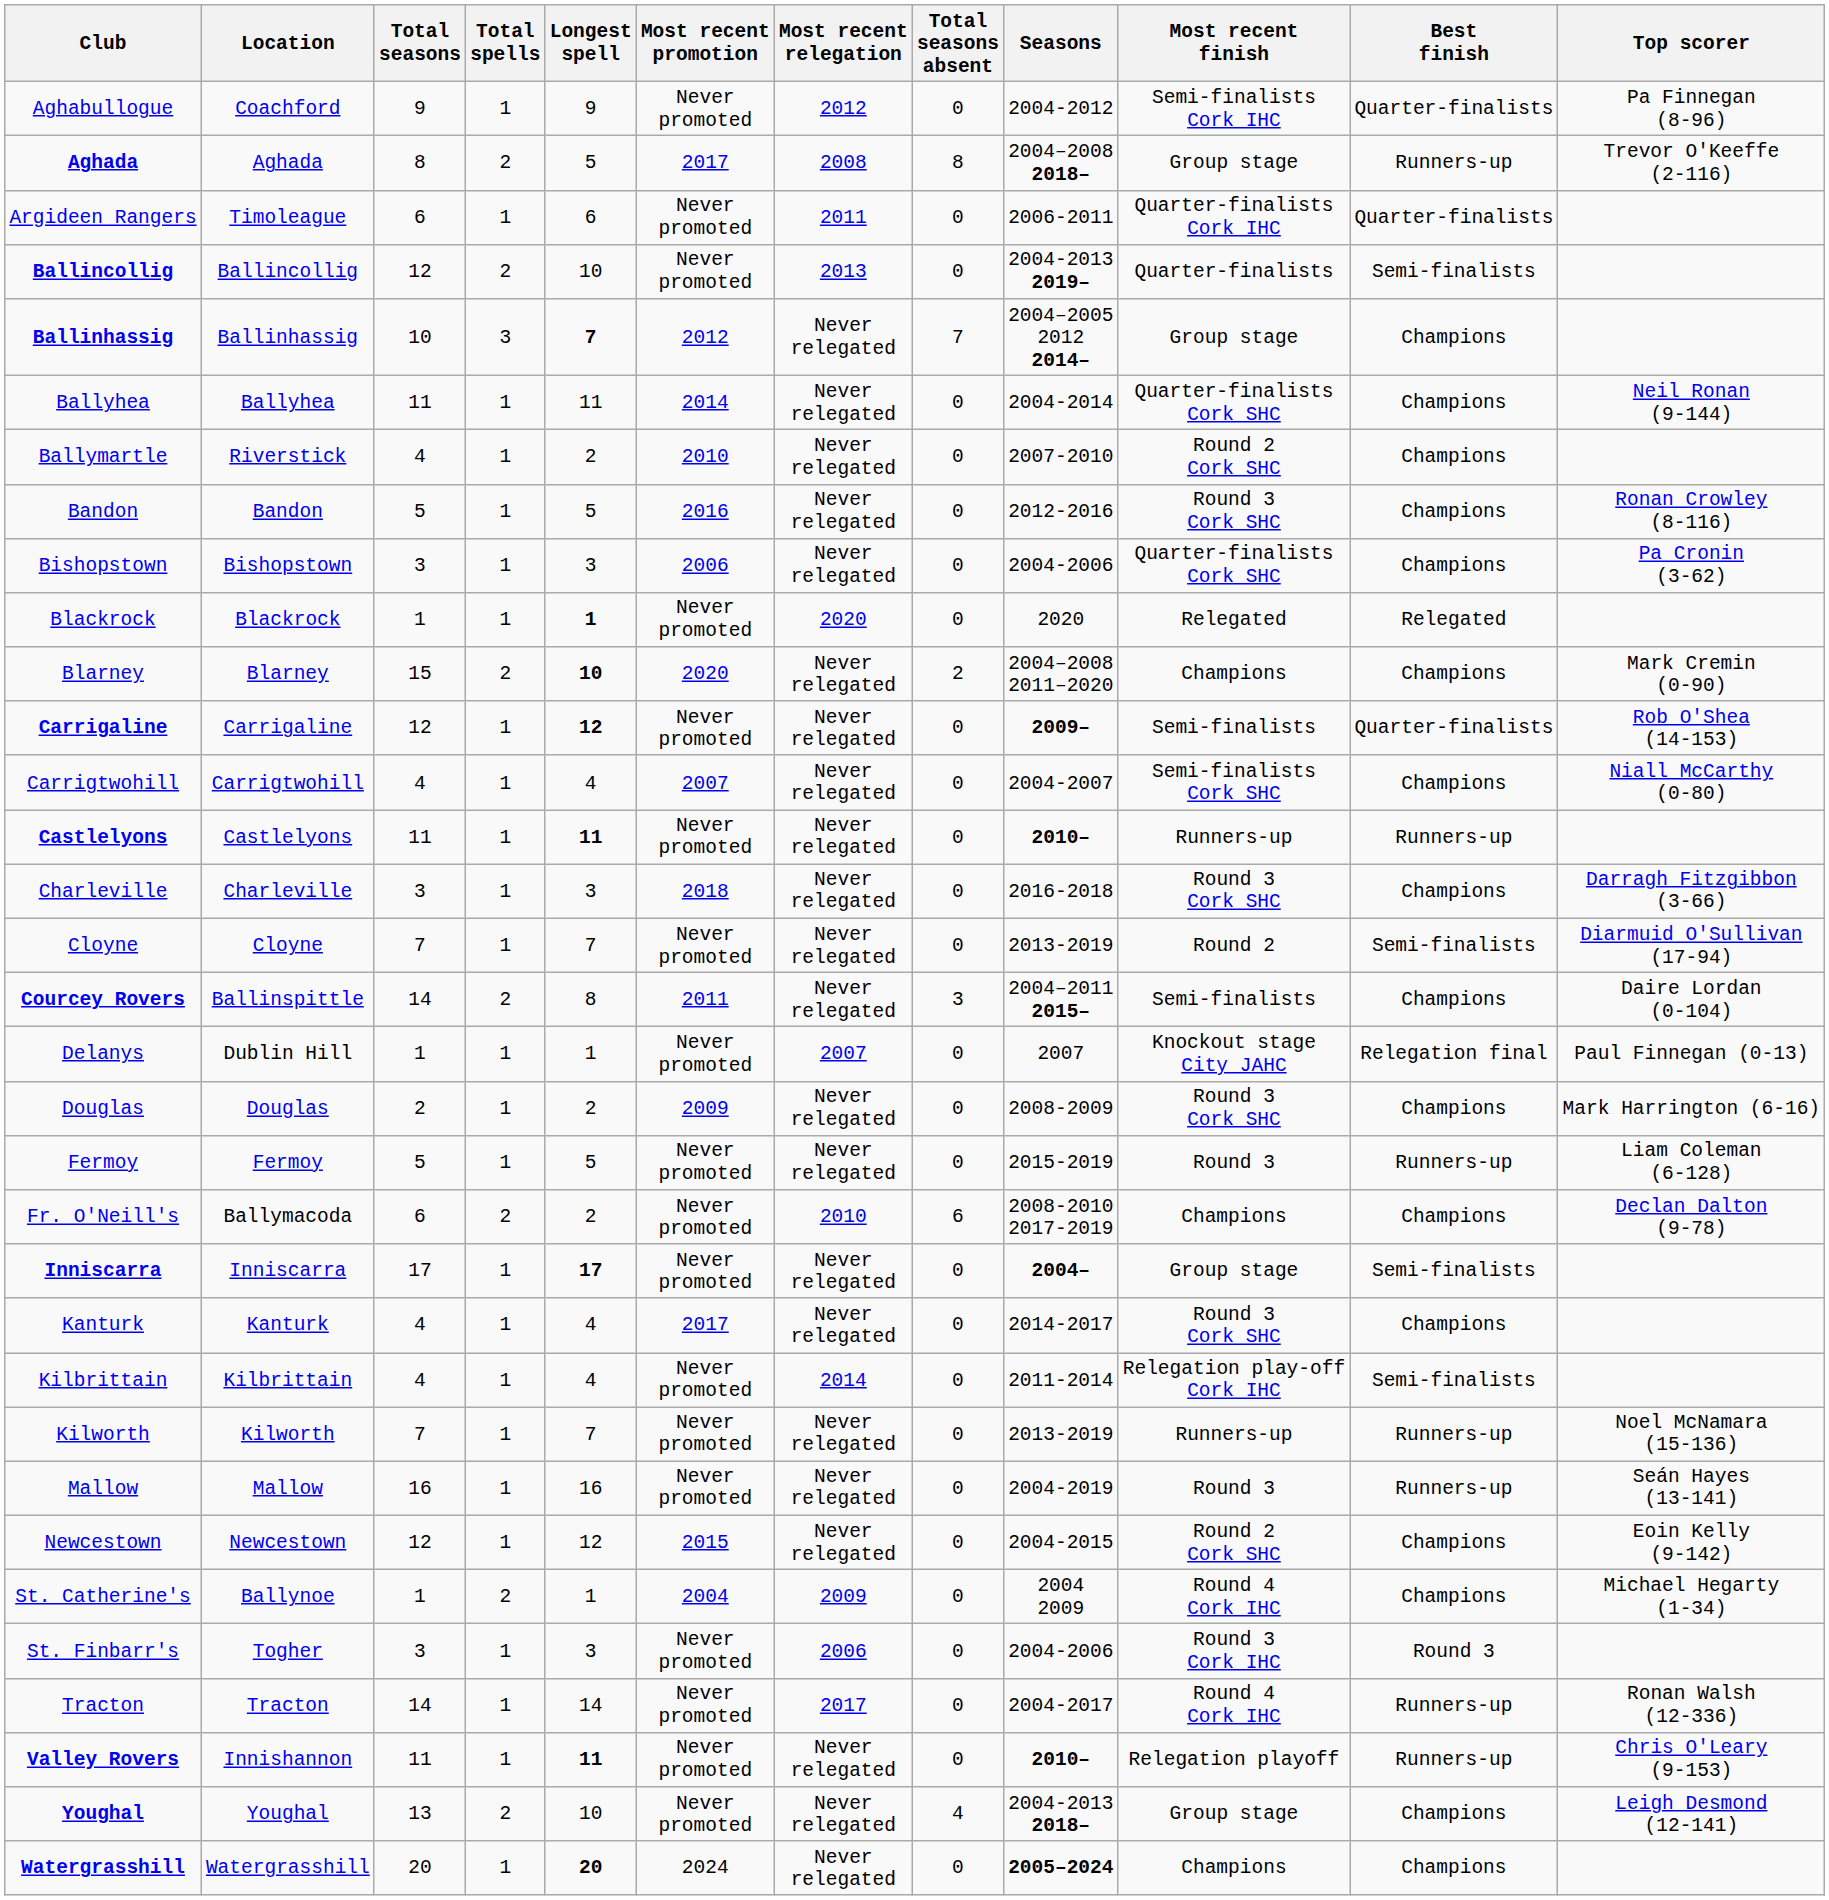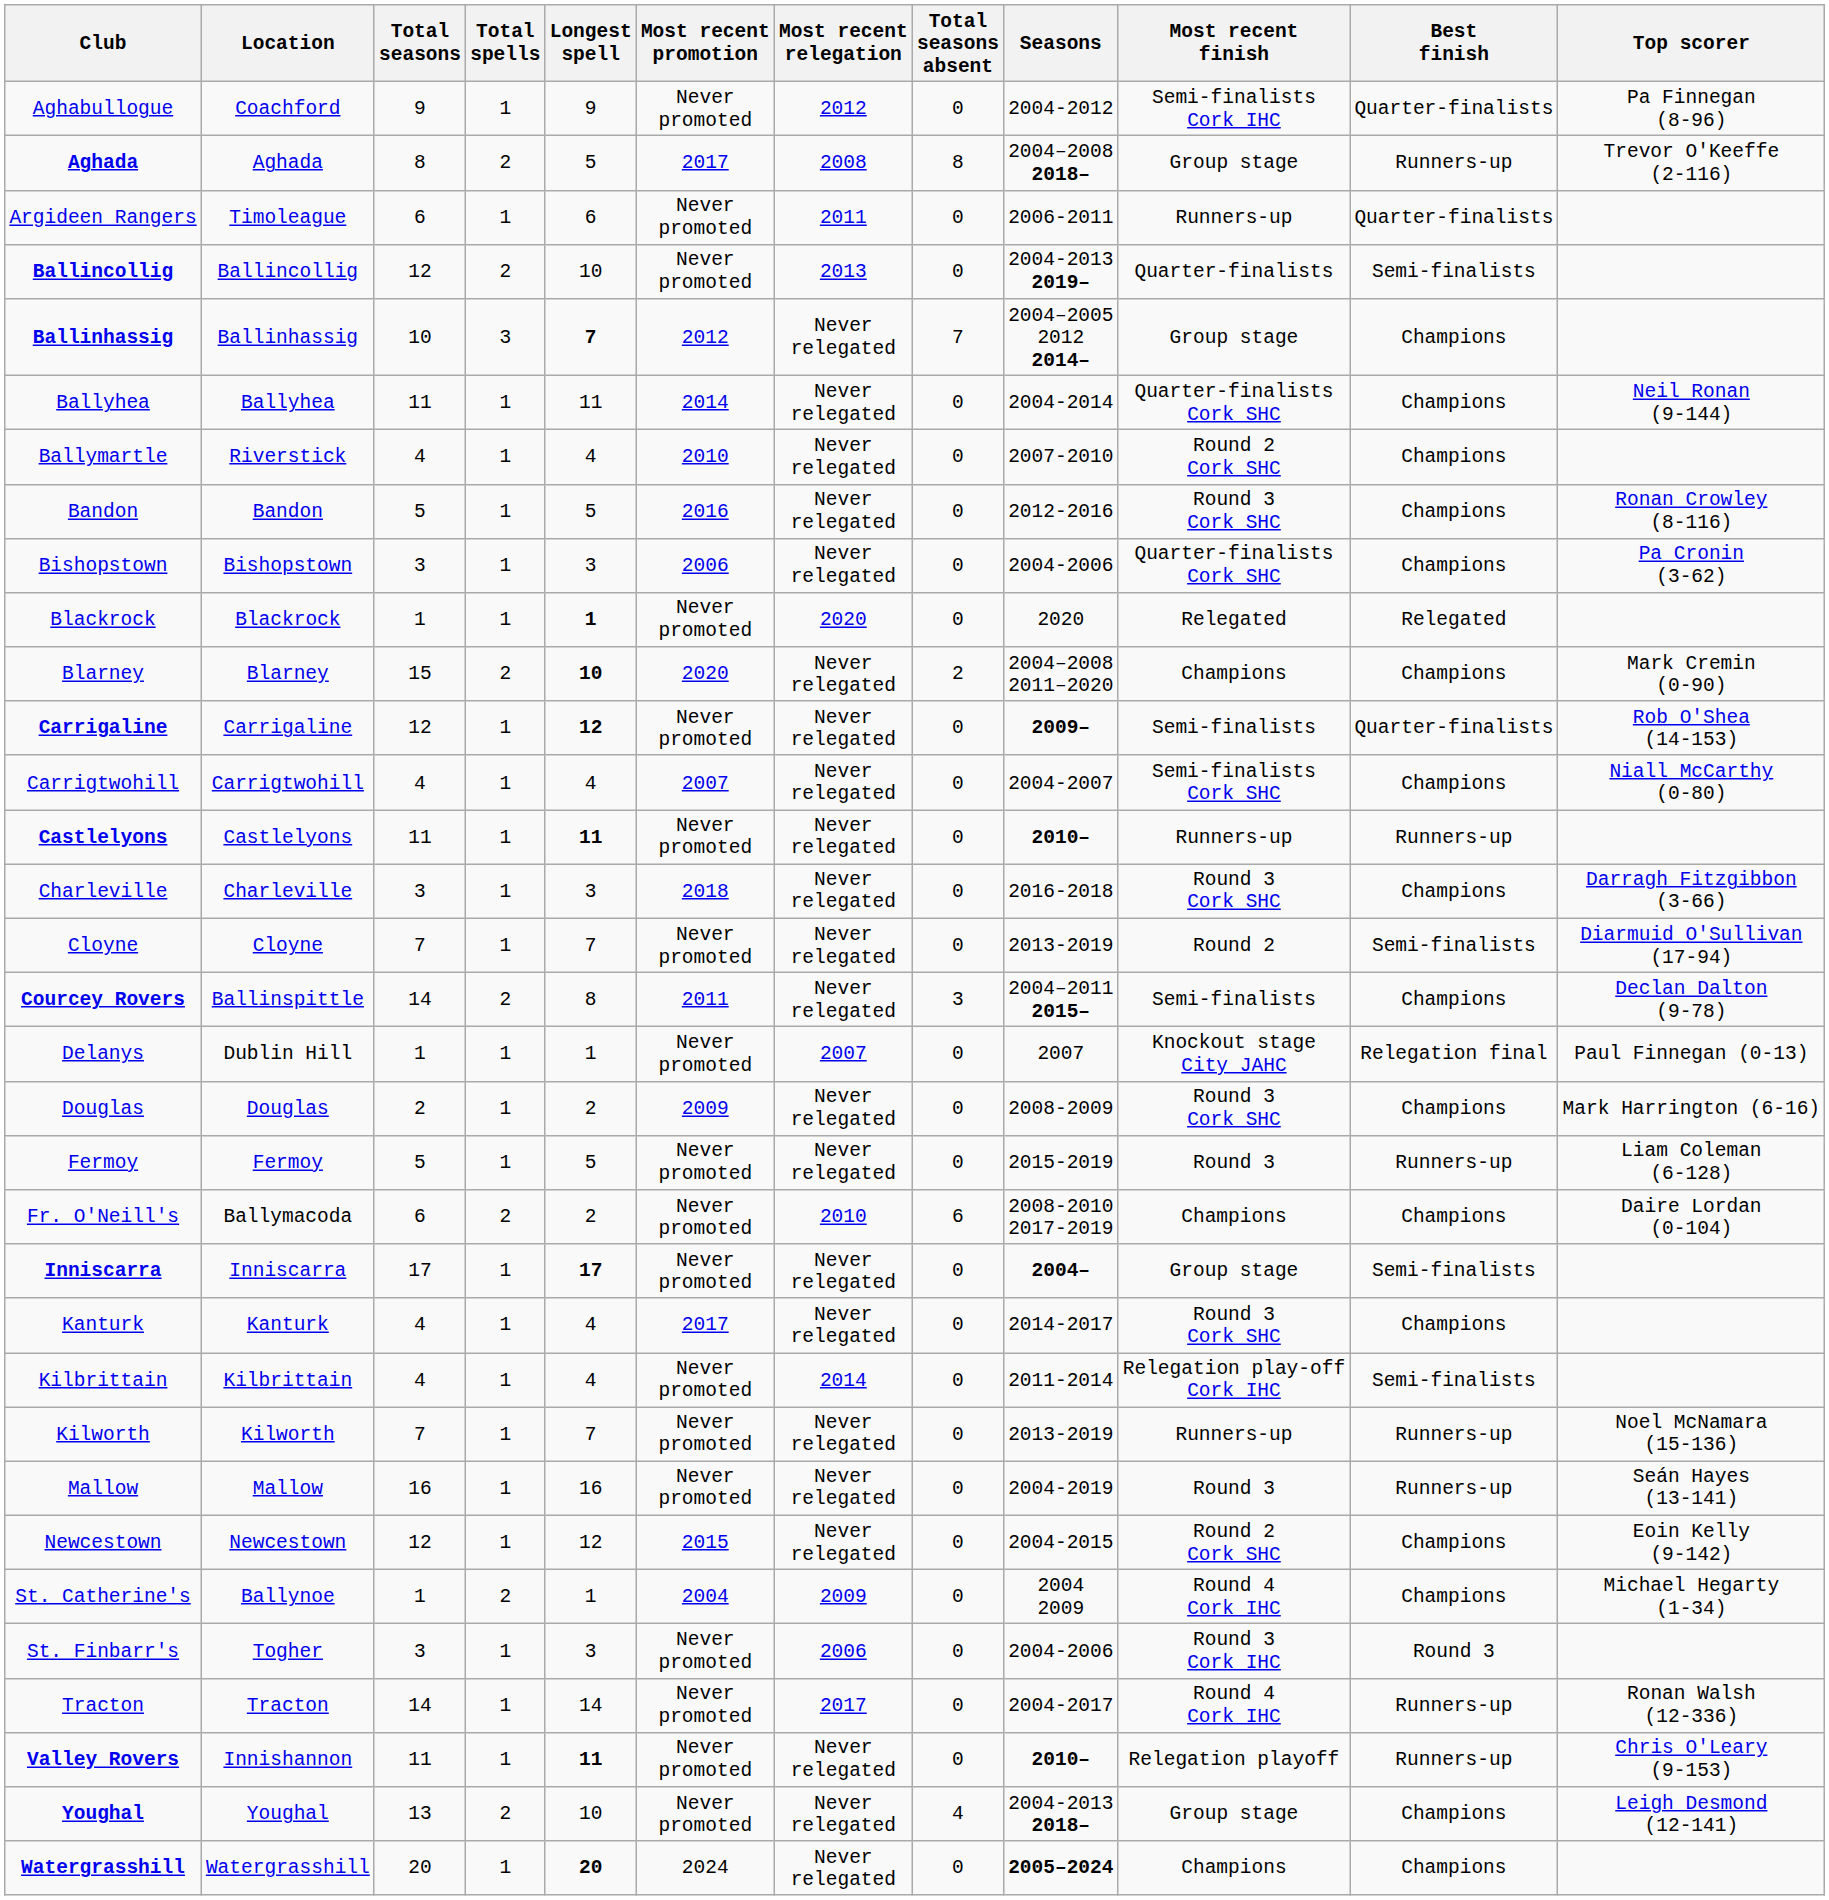(1234, 217) Quarter-finalists Cork IHC -> (1234, 217) Runners-up
(591, 457) 2 -> (591, 457) 4
(1691, 1000) Daire Lordan (0-104) -> (1691, 1000) Declan Dalton (9-78)
(1691, 1217) Declan Dalton (9-78) -> (1691, 1217) Daire Lordan (0-104)
